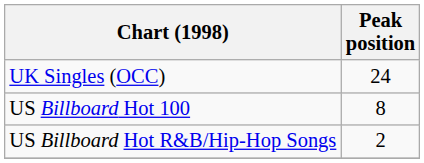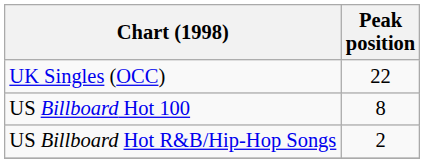(380, 76) 24 -> (380, 76) 22
